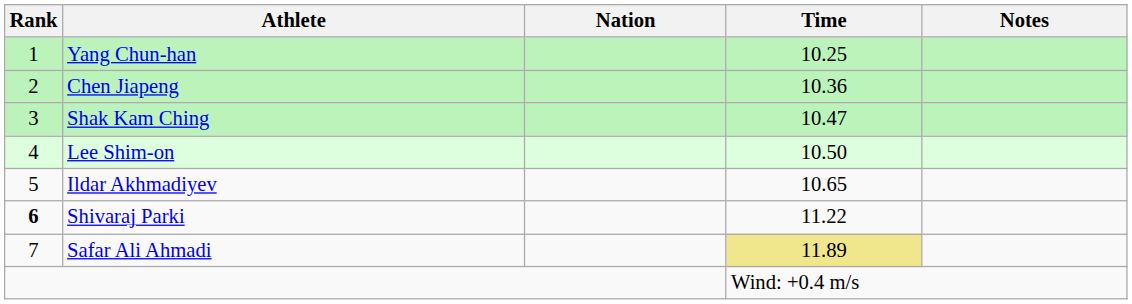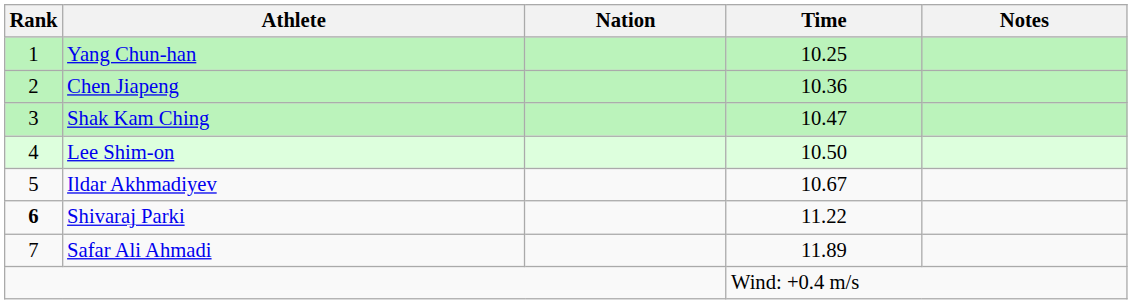(824, 184) 10.65 -> (824, 184) 10.67
(824, 250) khaki background -> (824, 250) no background
